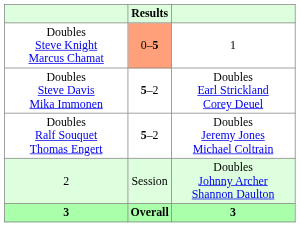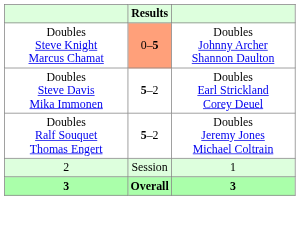(233, 45) 1 -> (233, 45) Doubles Johnny Archer Shannon Daulton
(233, 180) Doubles Johnny Archer Shannon Daulton -> (233, 167) 1
